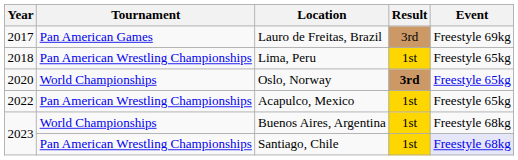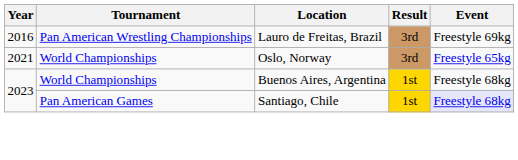(21, 37) 2017 -> (21, 37) 2016
(96, 37) Pan American Games -> (146, 37) Pan American Wrestling Championships
- row: (287, 58)
(21, 80) 2020 -> (21, 58) 2021
(410, 80) bold -> (410, 58) normal
- row: (306, 101)
(146, 144) Pan American Wrestling Championships -> (96, 101) Pan American Games
